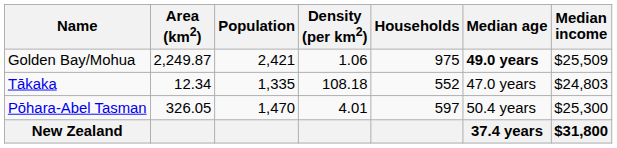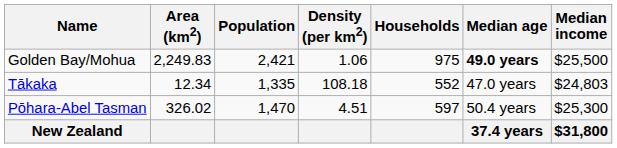(182, 60) 2,249.87 -> (182, 60) 2,249.83
(581, 60) $25,509 -> (581, 60) $25,500
(189, 107) 326.05 -> (189, 107) 326.02
(353, 107) 4.01 -> (353, 107) 4.51
